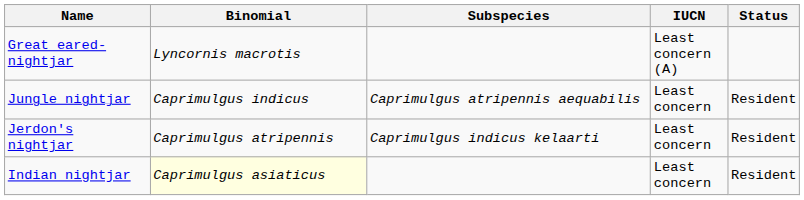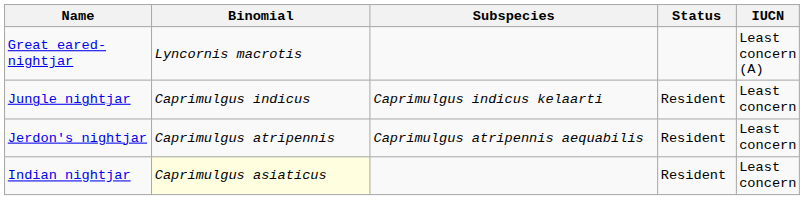columns swapped: (764, 16) <-> (689, 16)
(505, 100) Caprimulgus atripennis aequabilis -> (488, 100) Caprimulgus indicus kelaarti
(485, 138) Caprimulgus indicus kelaarti -> (509, 138) Caprimulgus atripennis aequabilis
